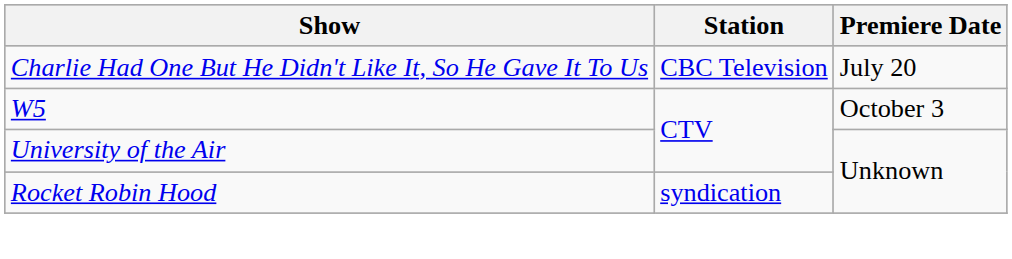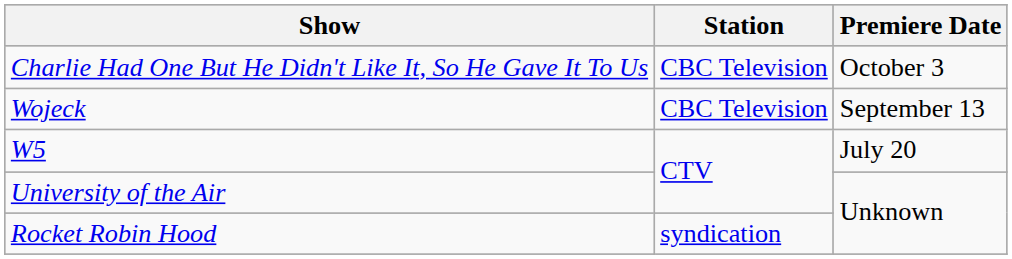(878, 66) July 20 -> (892, 66) October 3
+ row: (48, 108)
(892, 108) October 3 -> (878, 150) July 20
